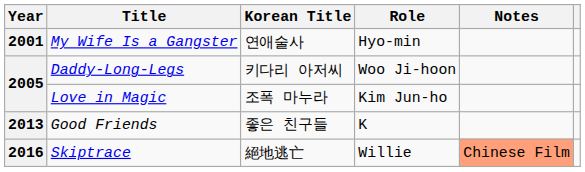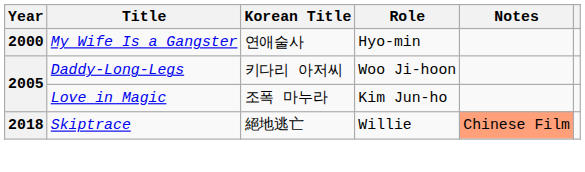(26, 43) 2001 -> (26, 43) 2000
- row: (104, 125)
(26, 153) 2016 -> (26, 125) 2018
